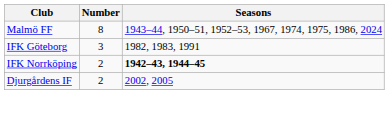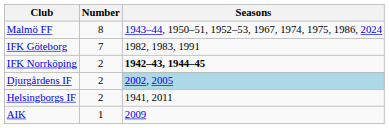(101, 47) 3 -> (101, 47) 7
(149, 81) no background -> (149, 81) lightblue background
+ row: (41, 98)
+ row: (16, 115)
